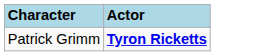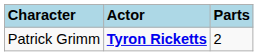+ column: (232, 16)
